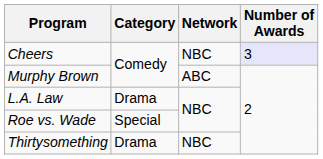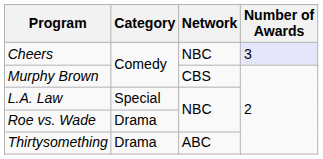(196, 76) ABC -> (196, 76) CBS
(135, 98) Drama -> (137, 98) Special
(137, 120) Special -> (135, 120) Drama
(197, 143) NBC -> (196, 143) ABC
